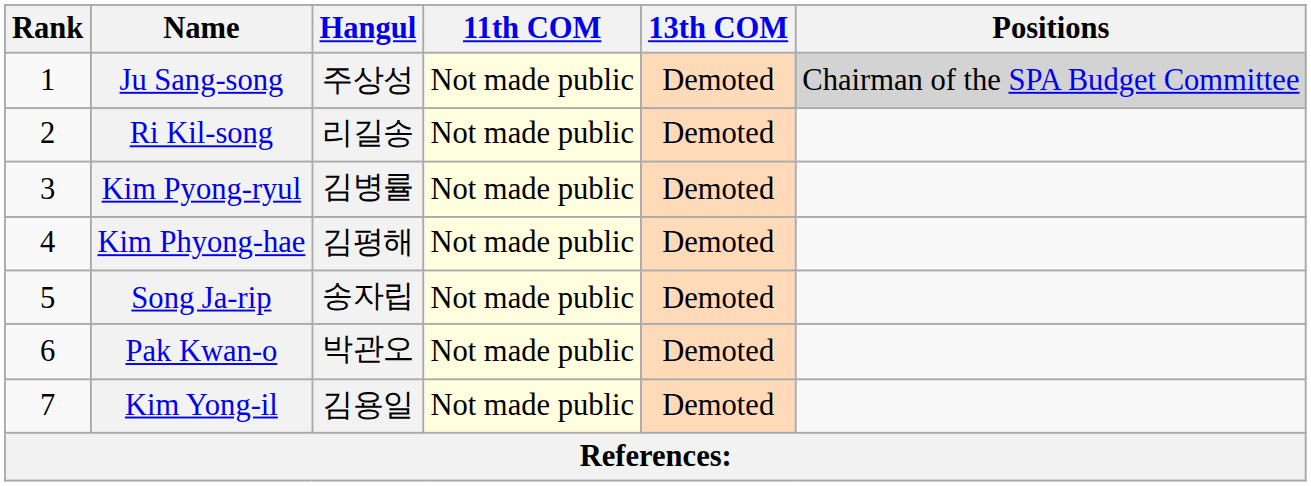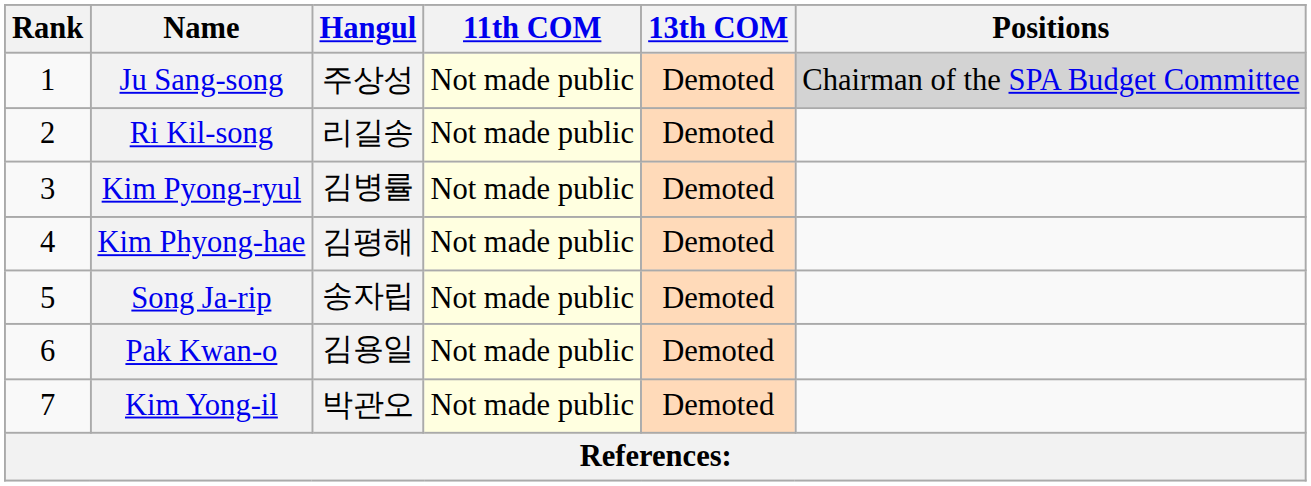(368, 350) 박관오 -> (368, 350) 김용일
(368, 404) 김용일 -> (368, 404) 박관오
